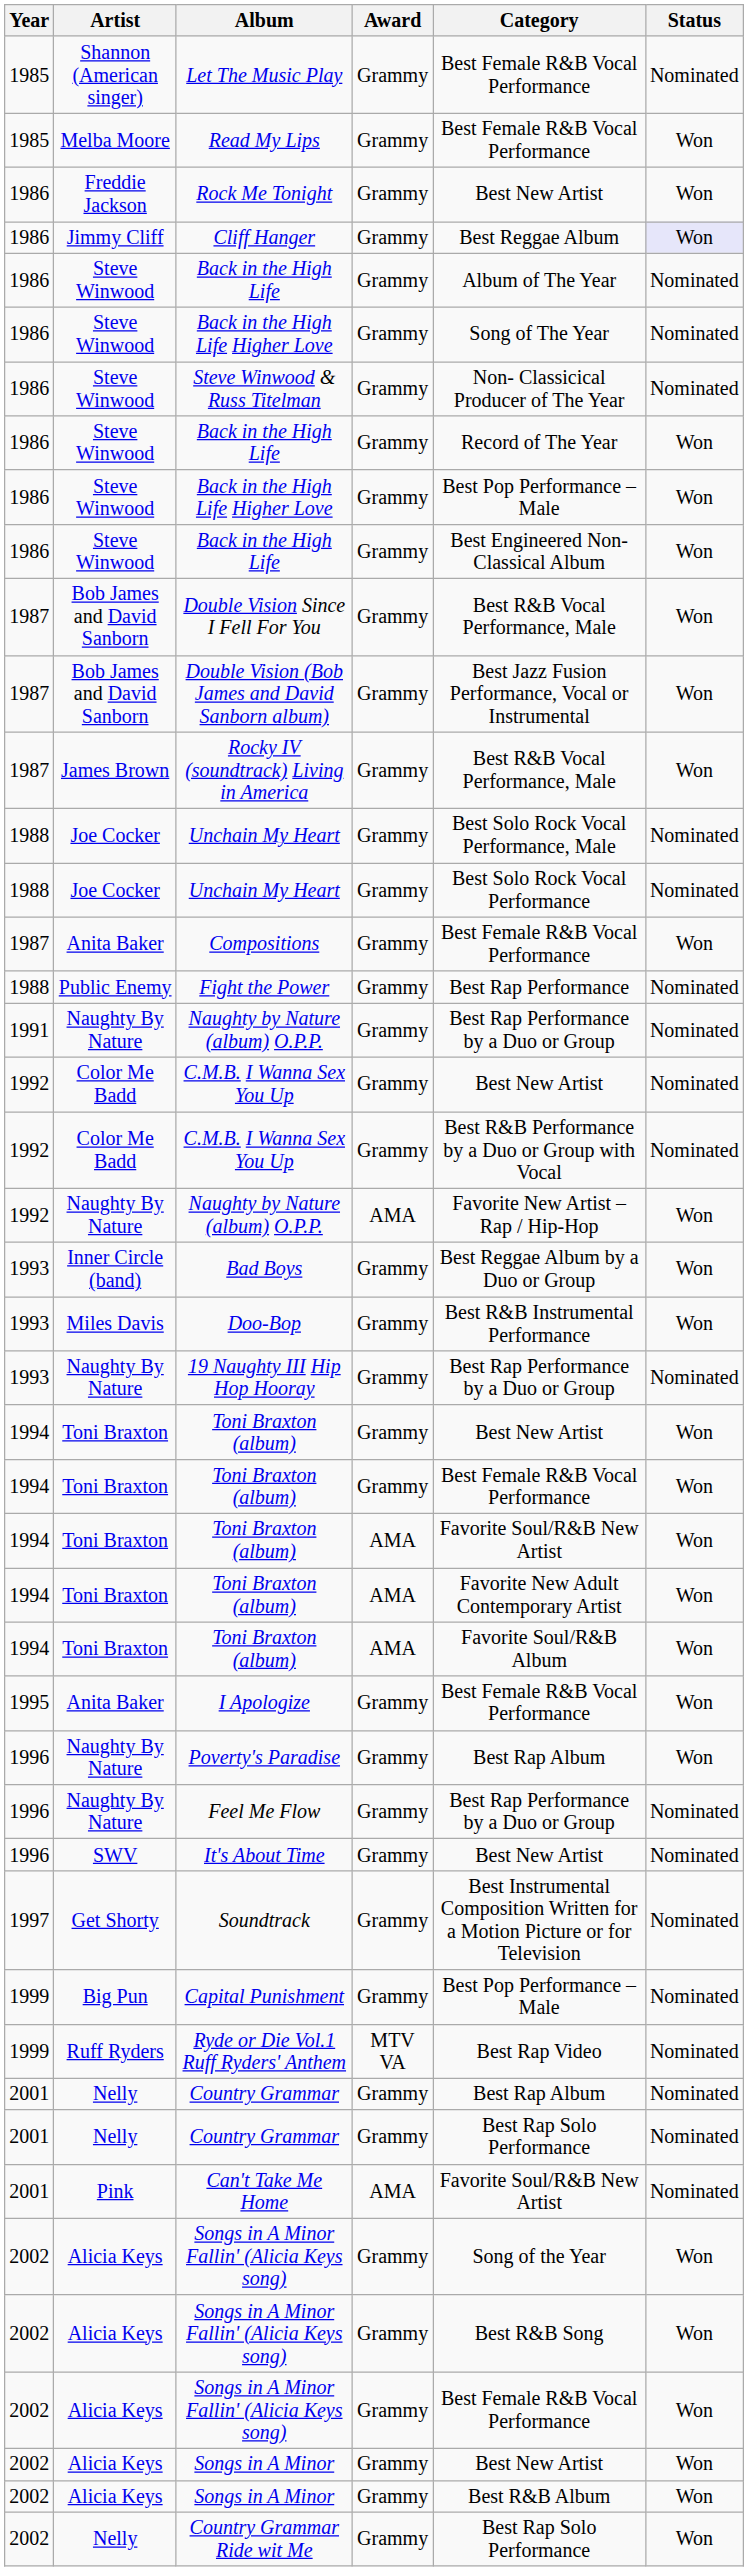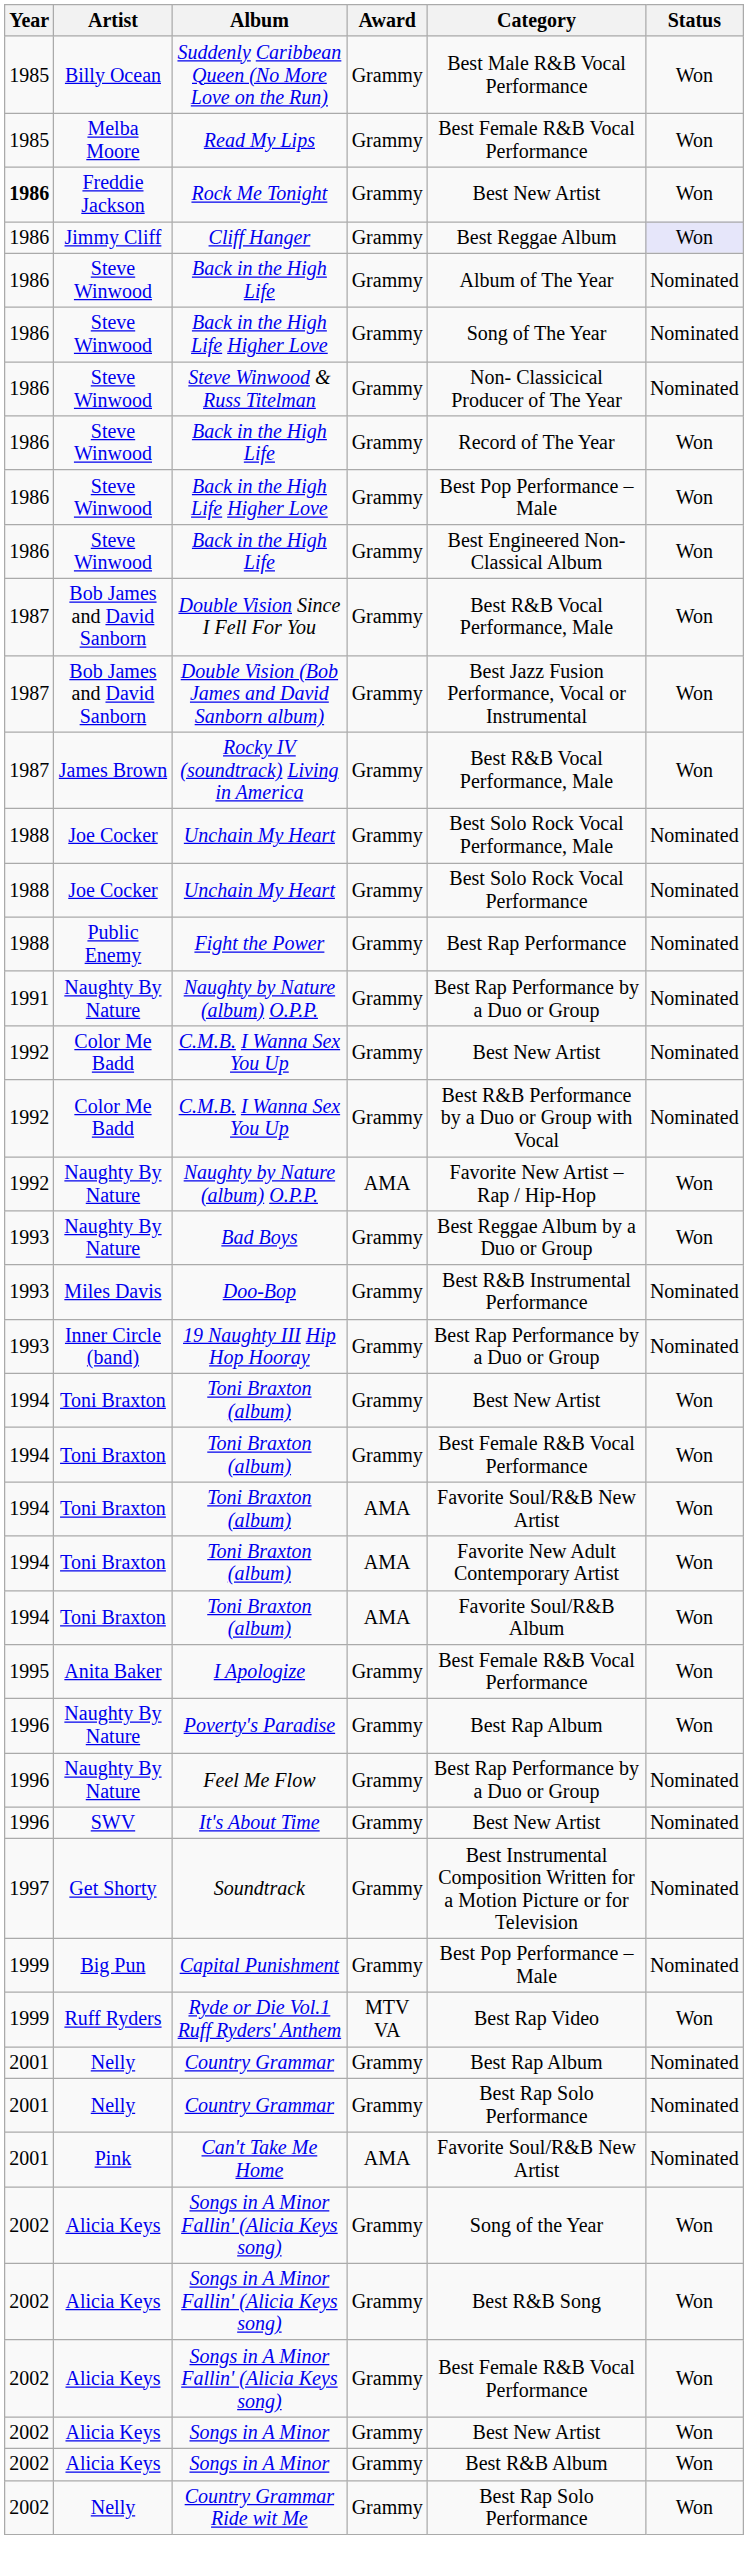+ row: (259, 74)
- row: (264, 74)
(29, 194) normal -> (29, 194) bold
- row: (264, 944)
(115, 1269) Inner Circle (band) -> (113, 1237) Naughty By Nature
(694, 1323) Won -> (694, 1291) Nominated
(115, 1377) Naughty By Nature -> (113, 1346) Inner Circle (band)
(694, 2050) Nominated -> (694, 2019) Won
